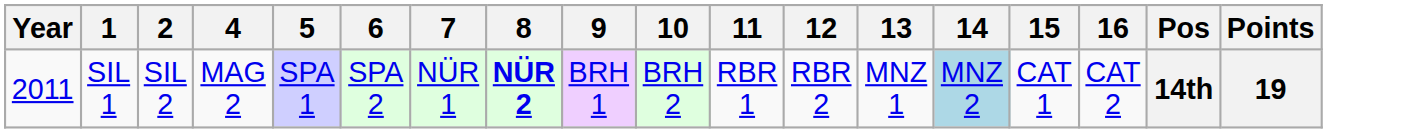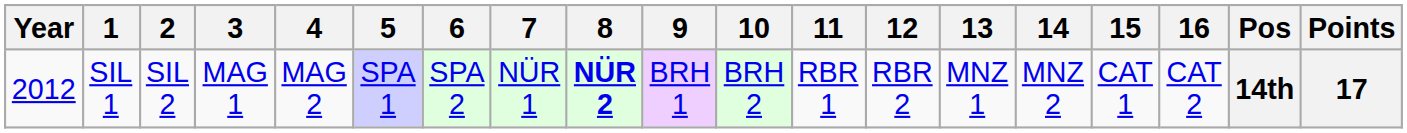+ column: (235, 27)
(43, 88) 2011 -> (44, 88) 2012
(972, 88) lightblue background -> (1053, 88) no background
(1271, 88) 19 -> (1352, 88) 17
